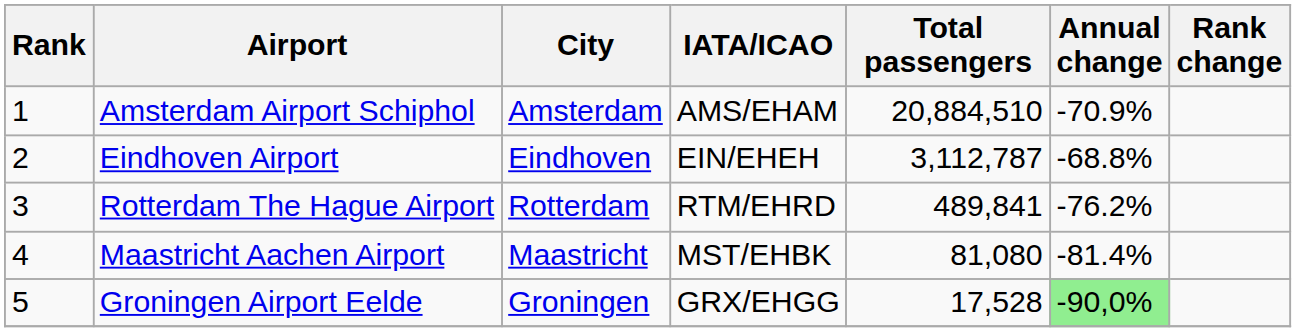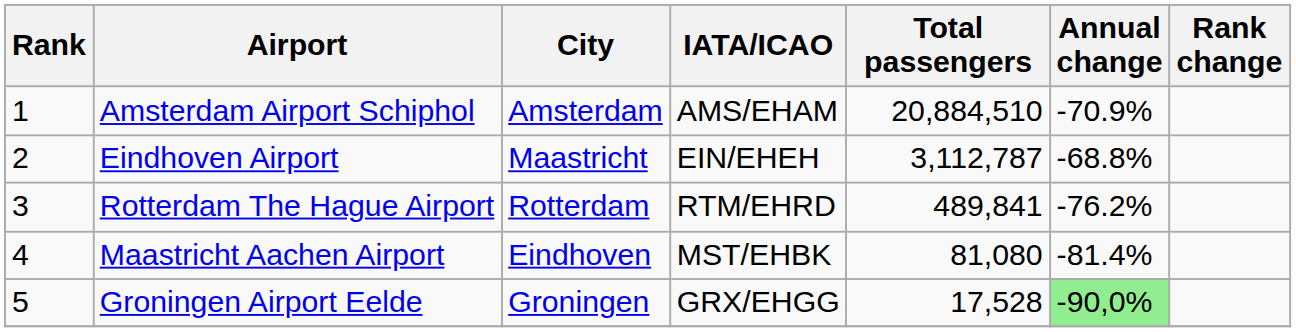(580, 158) Eindhoven -> (578, 158) Maastricht
(578, 254) Maastricht -> (580, 254) Eindhoven
